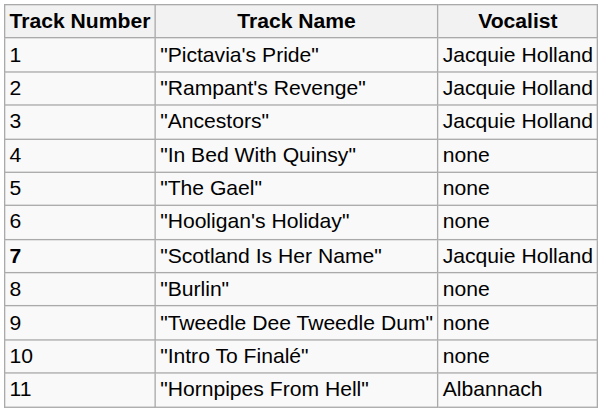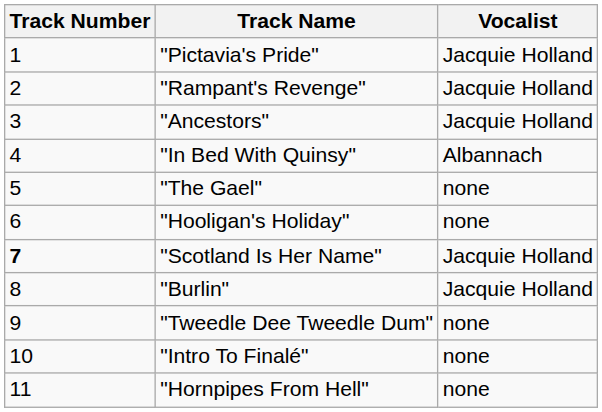(466, 155) none -> (493, 155) Albannach
(466, 289) none -> (518, 289) Jacquie Holland
(493, 389) Albannach -> (466, 389) none
